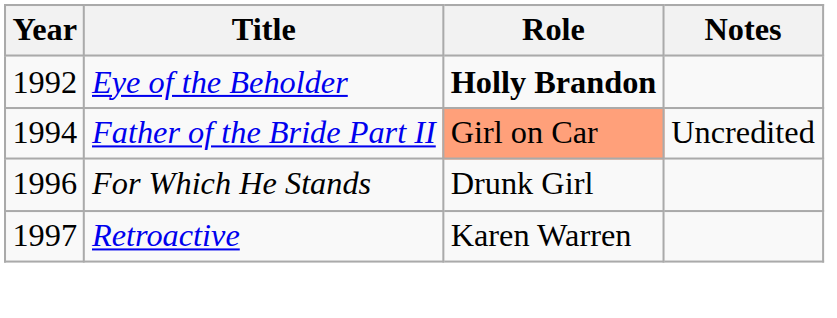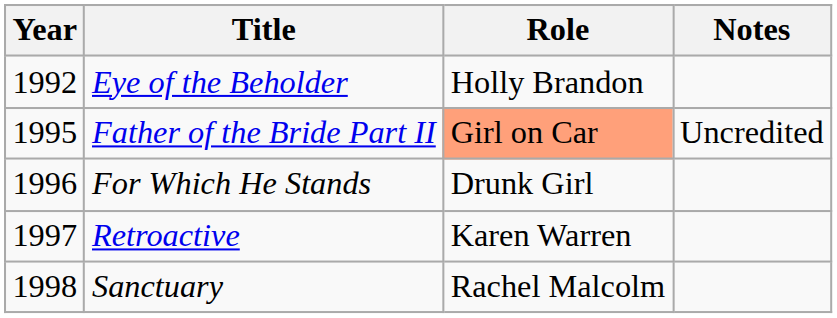(554, 81) bold -> (547, 81) normal
(45, 132) 1994 -> (45, 132) 1995
+ row: (158, 286)
